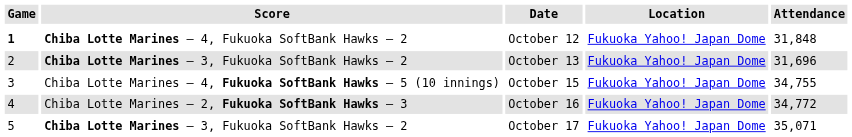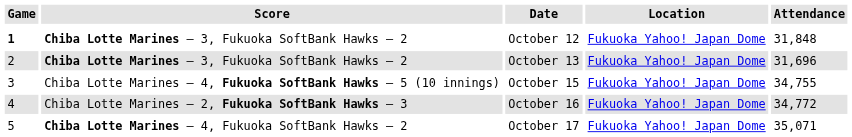(226, 39) Chiba Lotte Marines – 4, Fukuoka SoftBank Hawks – 2 -> (226, 39) Chiba Lotte Marines – 3, Fukuoka SoftBank Hawks – 2
(226, 126) Chiba Lotte Marines – 3, Fukuoka SoftBank Hawks – 2 -> (226, 126) Chiba Lotte Marines – 4, Fukuoka SoftBank Hawks – 2
